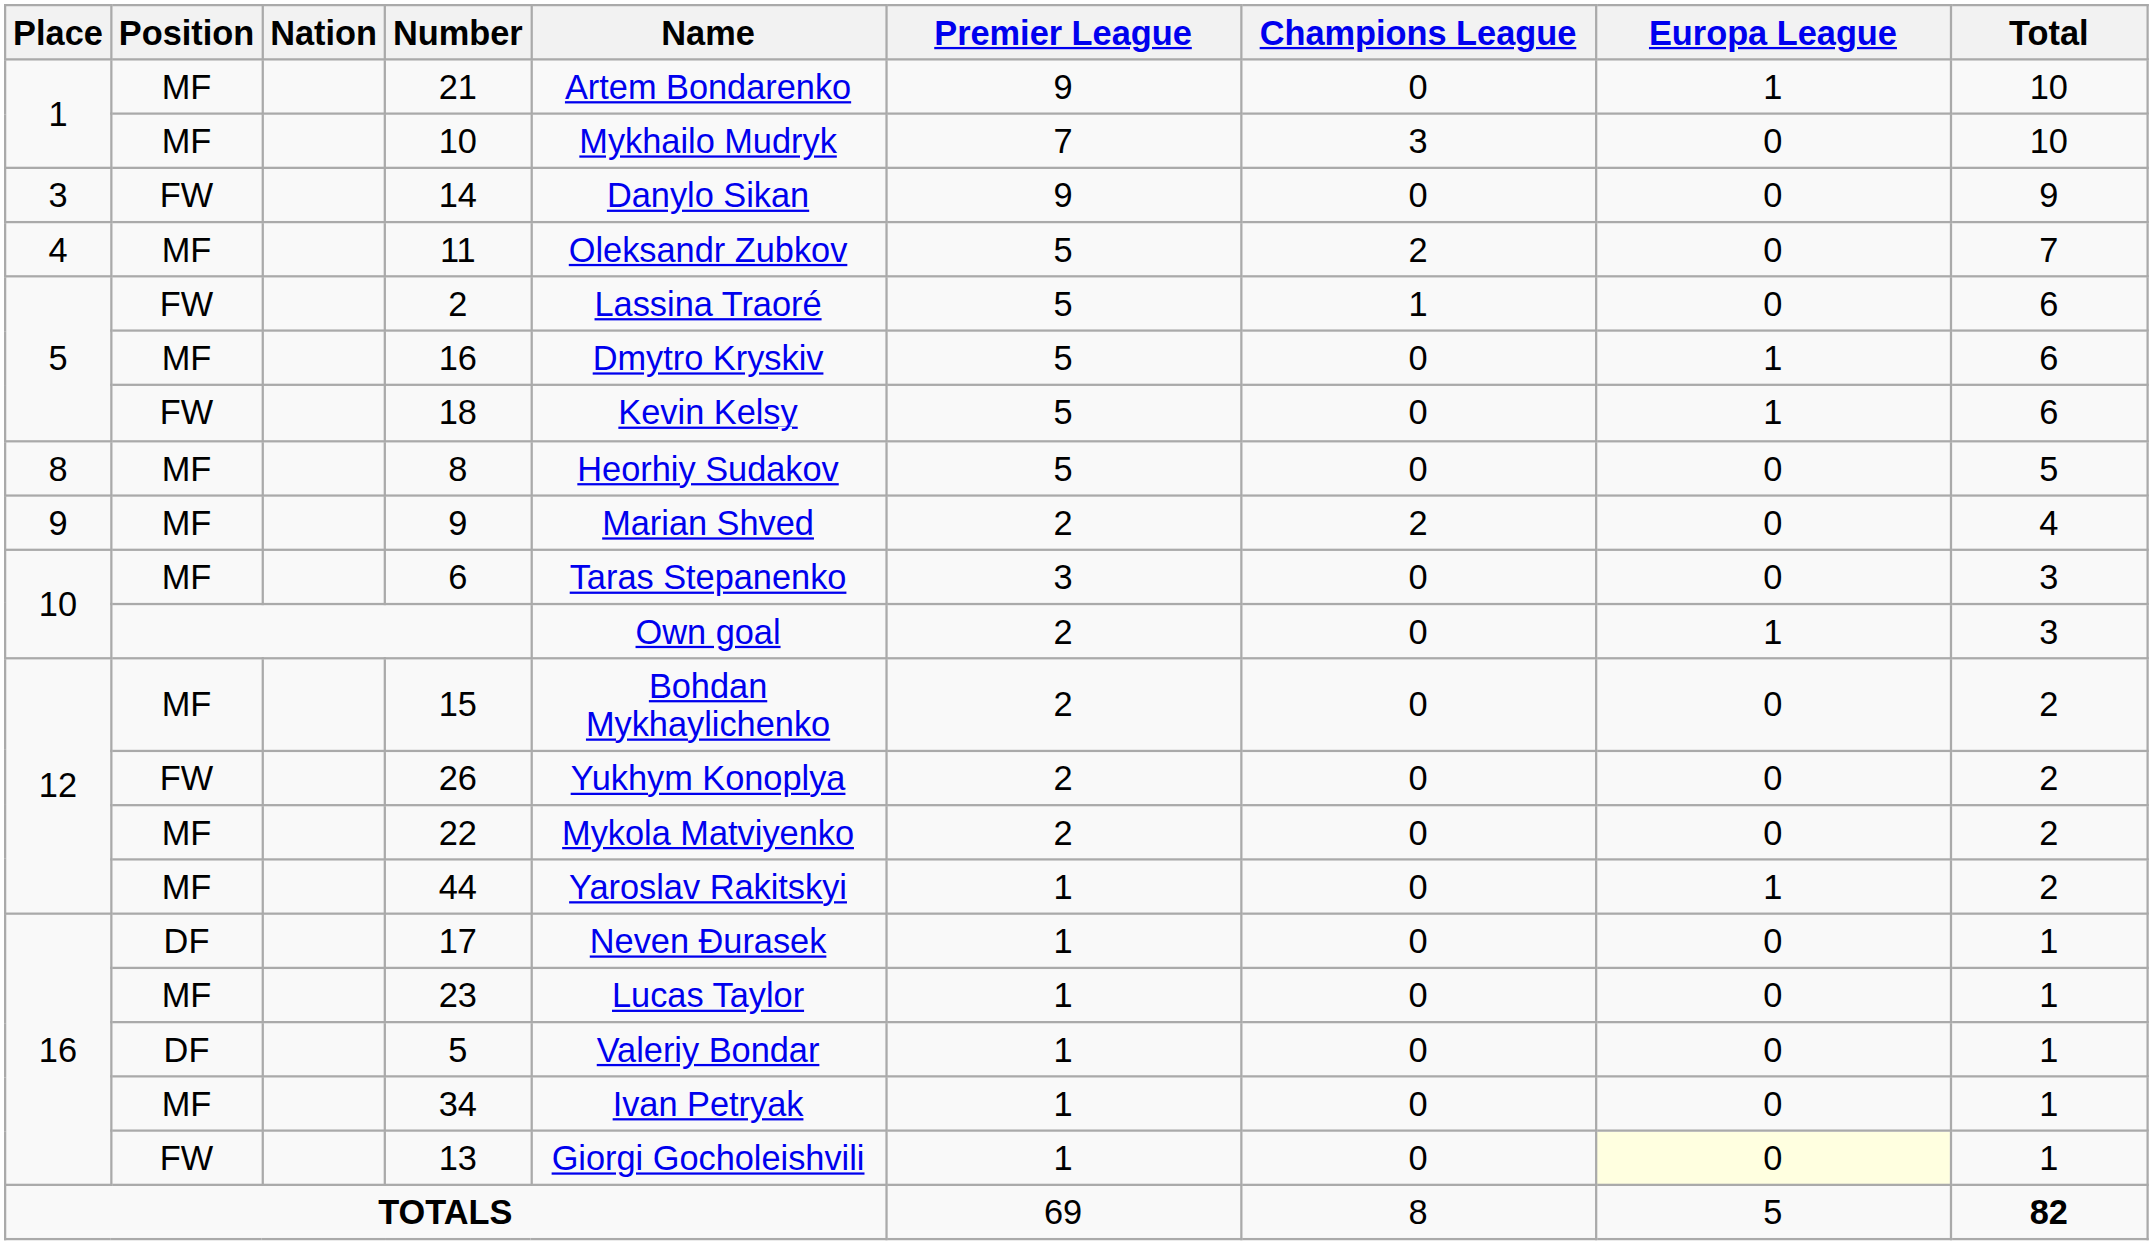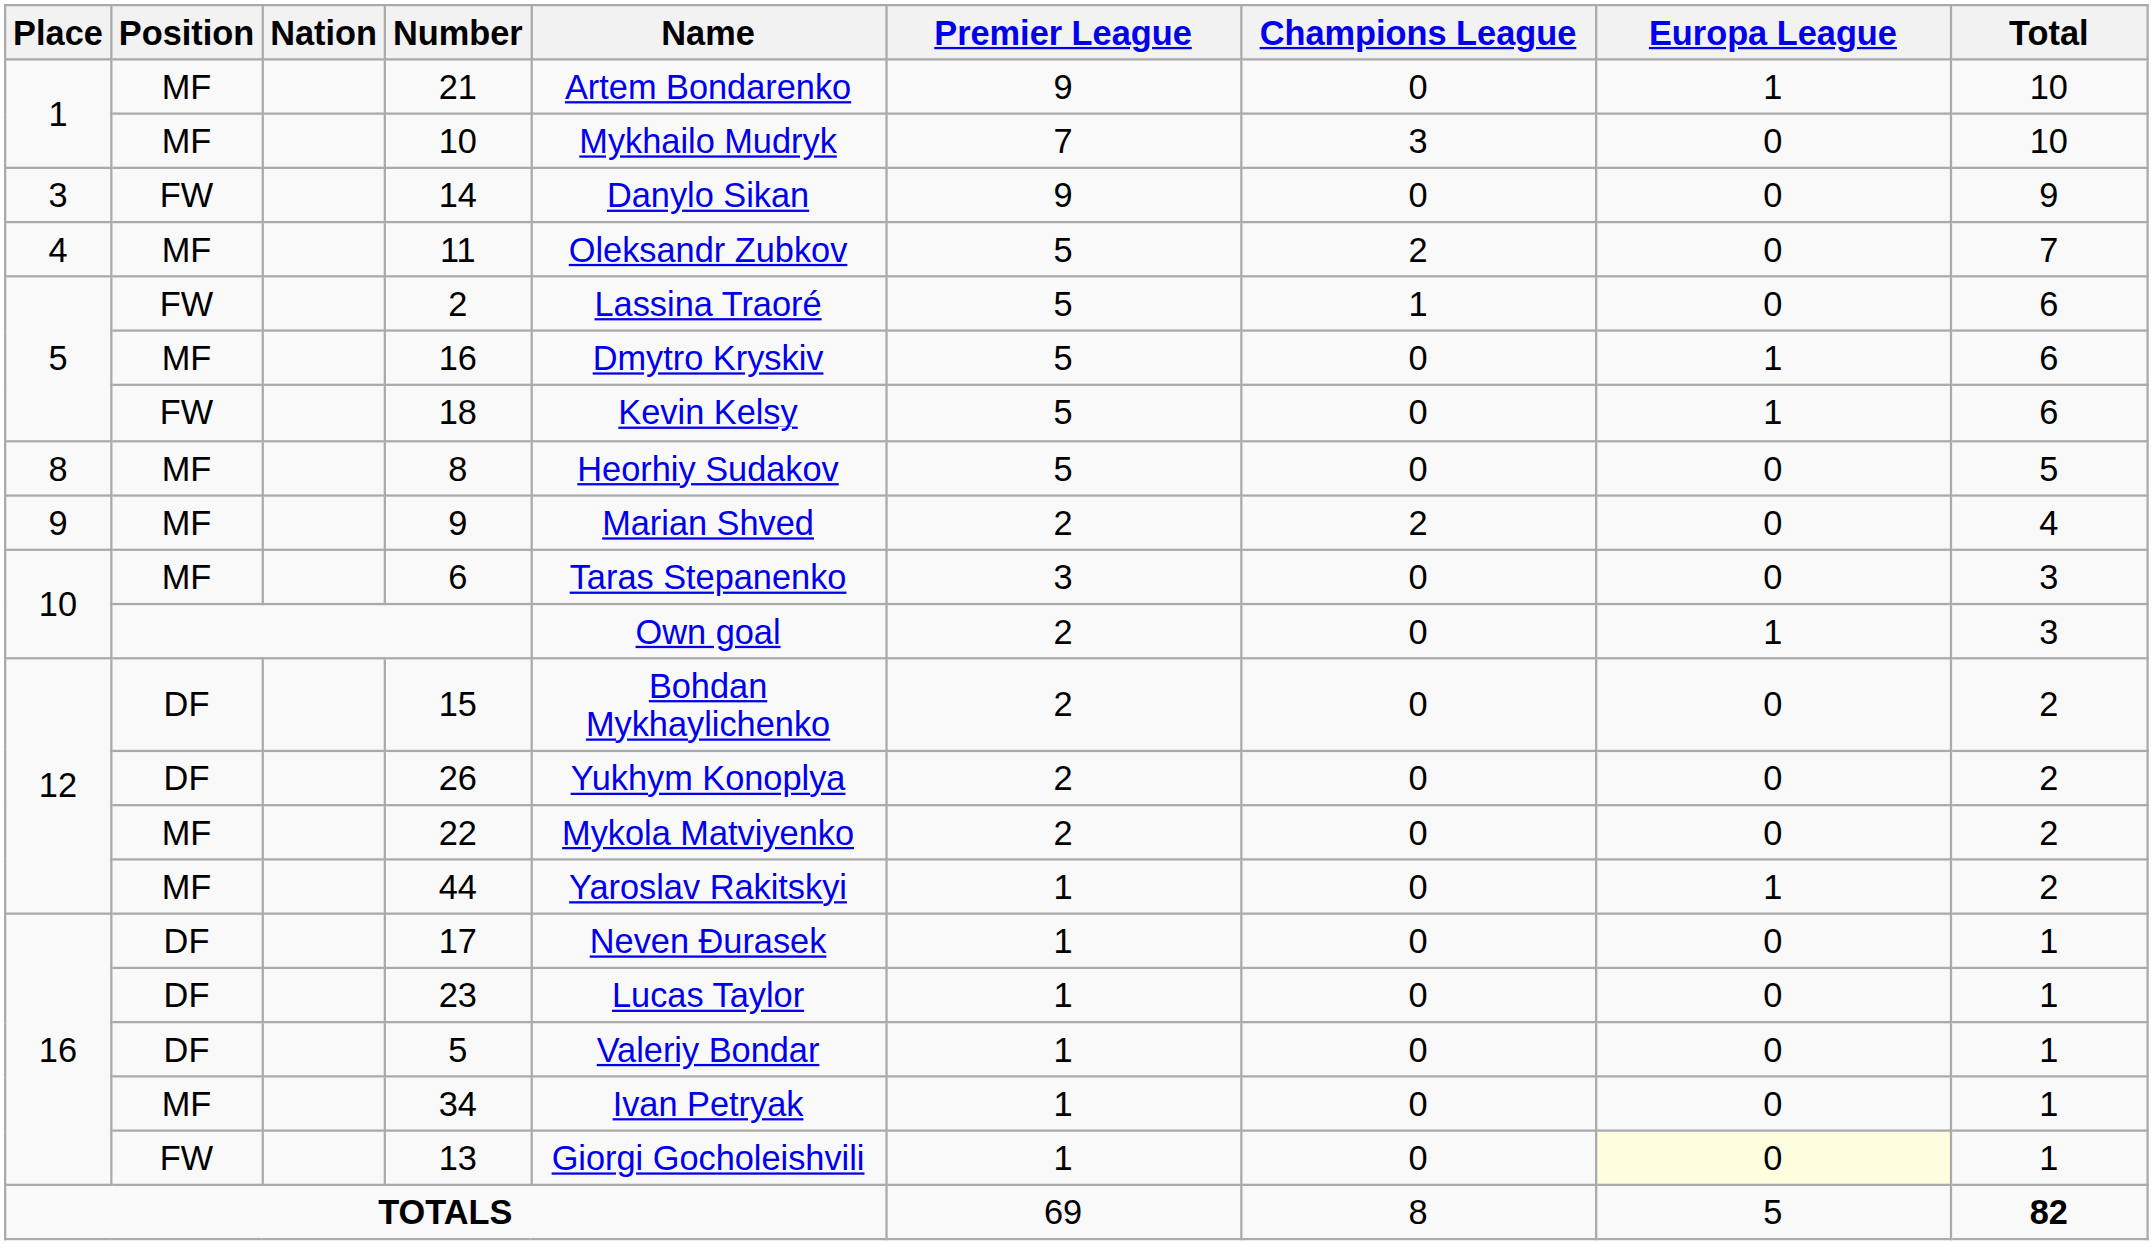(186, 704) MF -> (186, 704) DF
(186, 778) FW -> (186, 778) DF
(186, 995) MF -> (186, 995) DF
